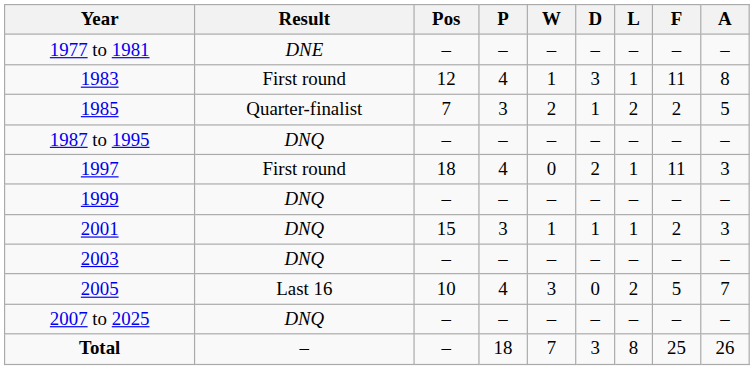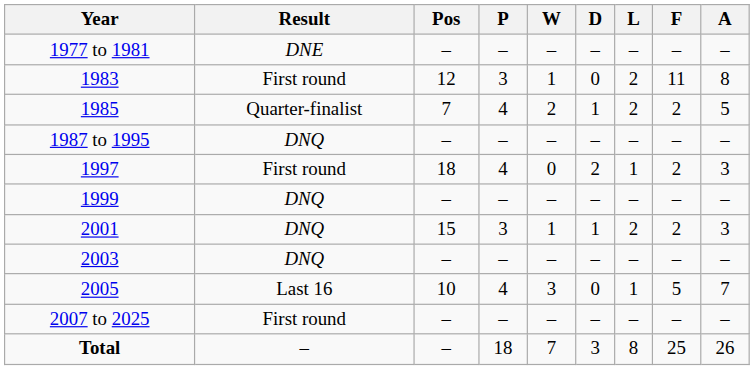(503, 79) 4 -> (503, 79) 3
(595, 79) 3 -> (595, 79) 0
(634, 79) 1 -> (634, 79) 2
(503, 109) 3 -> (503, 109) 4
(676, 169) 11 -> (676, 169) 2
(634, 229) 1 -> (634, 229) 2
(634, 288) 2 -> (634, 288) 1
(304, 318) DNQ -> (304, 318) First round
